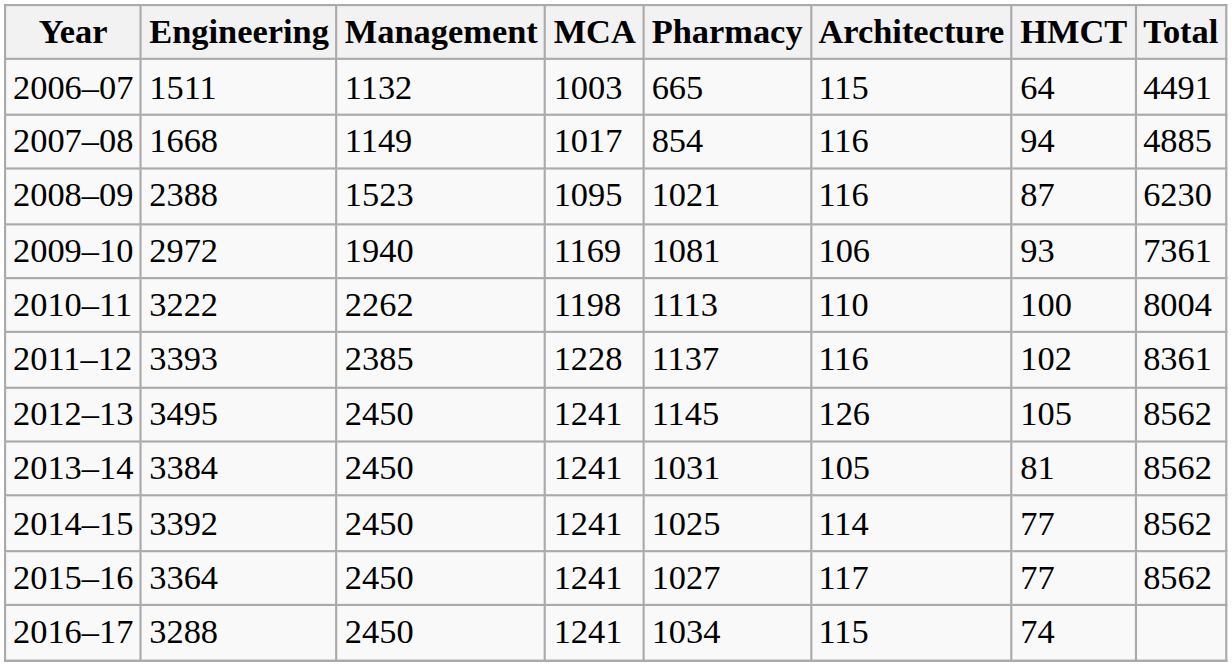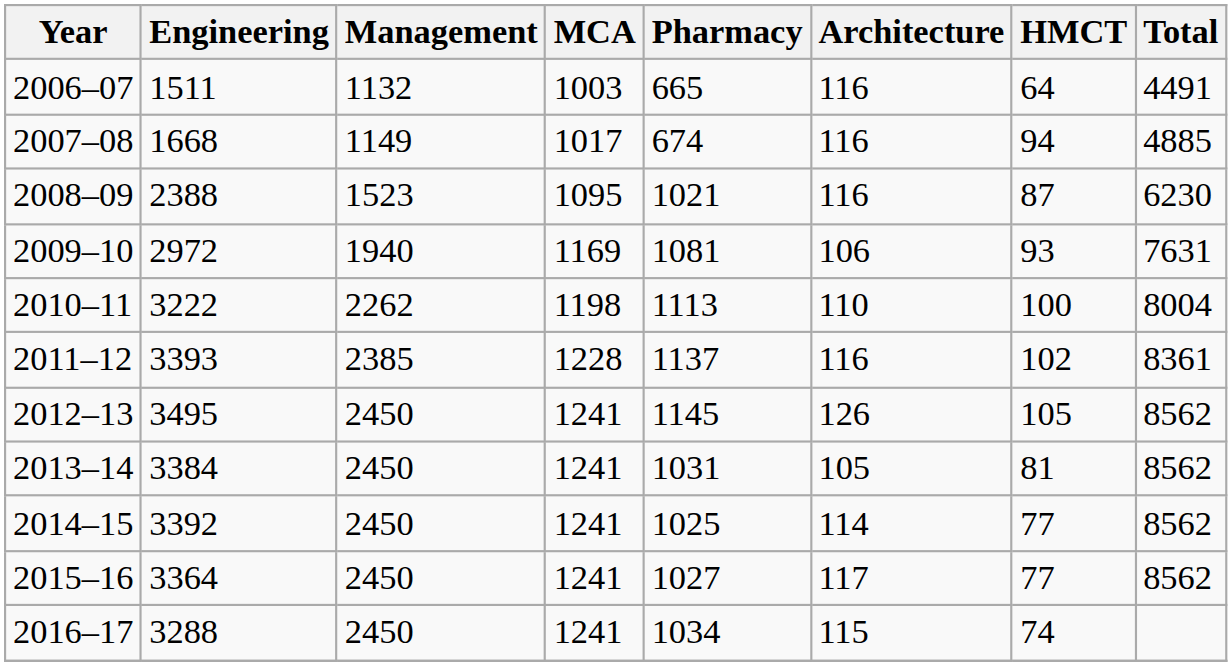(844, 86) 115 -> (844, 86) 116
(677, 140) 854 -> (677, 140) 674
(1178, 250) 7361 -> (1178, 250) 7631
